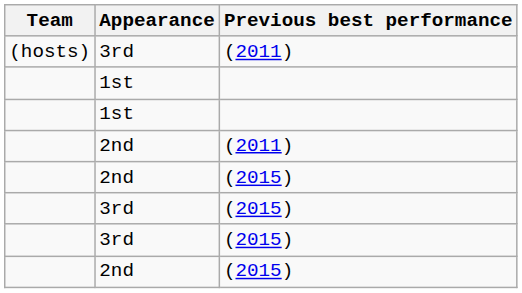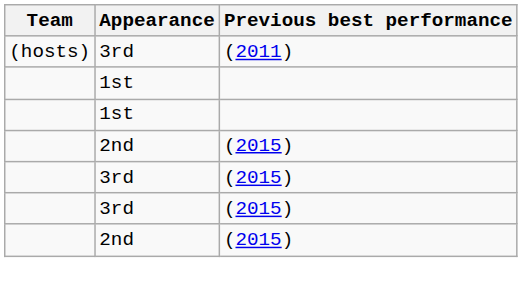- row: (117, 146)
